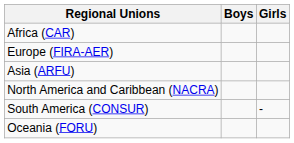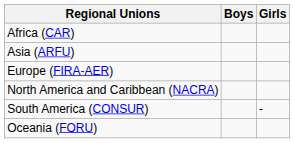rows swapped: (41, 71) <-> (60, 52)
